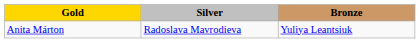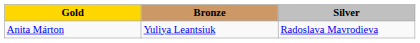columns swapped: (210, 12) <-> (346, 12)
